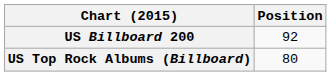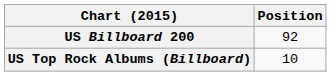(290, 60) 80 -> (290, 60) 10
